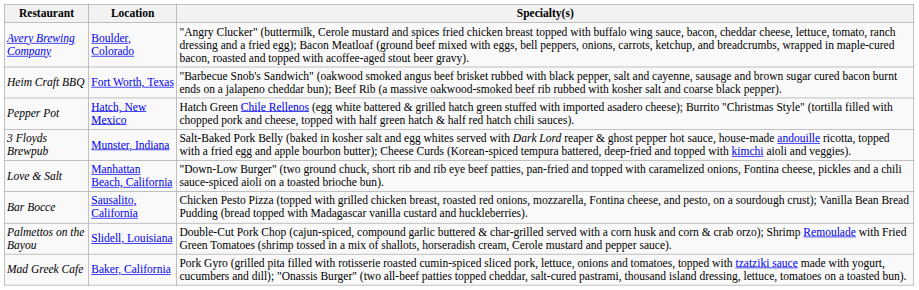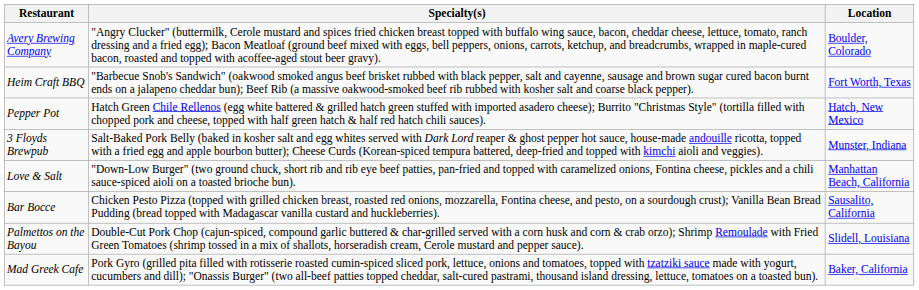columns swapped: (133, 13) <-> (545, 13)
